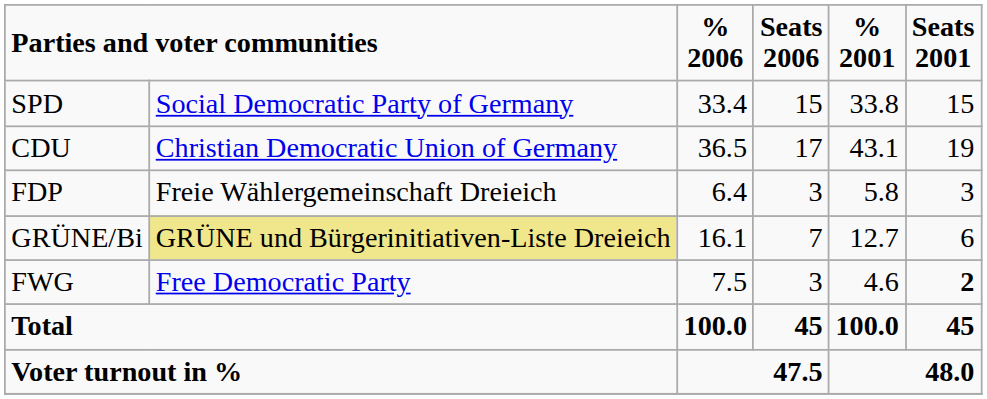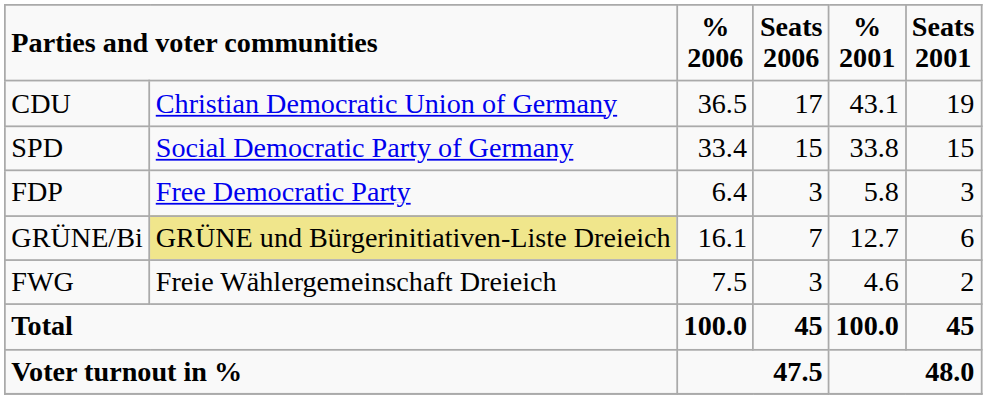rows swapped: (41, 147) <-> (37, 103)
(356, 192) Freie Wählergemeinschaft Dreieich -> (283, 192) Free Democratic Party
(283, 281) Free Democratic Party -> (356, 281) Freie Wählergemeinschaft Dreieich
(967, 281) bold -> (967, 281) normal
